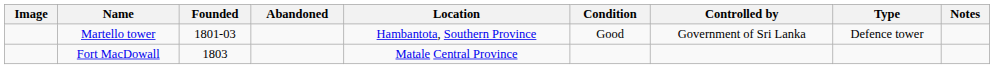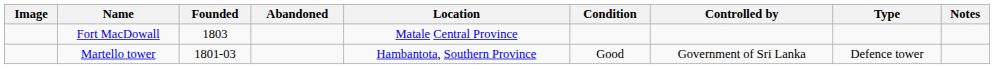rows swapped: (118, 34) <-> (118, 53)
